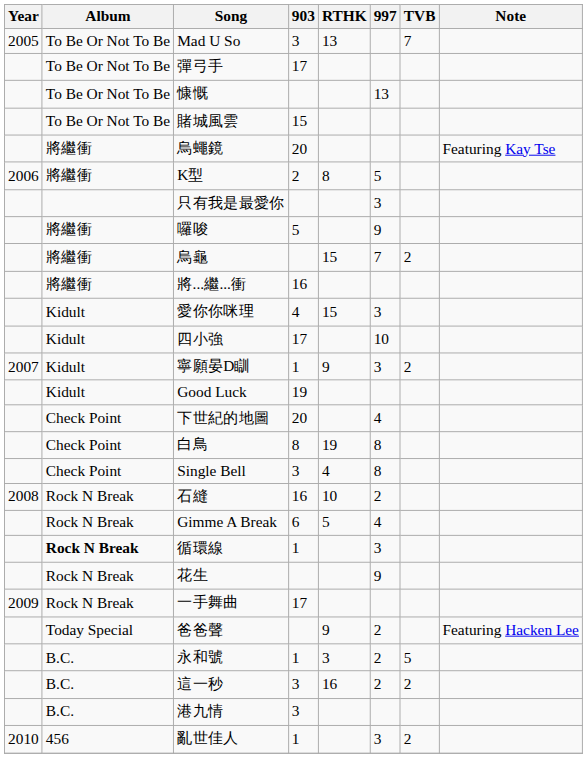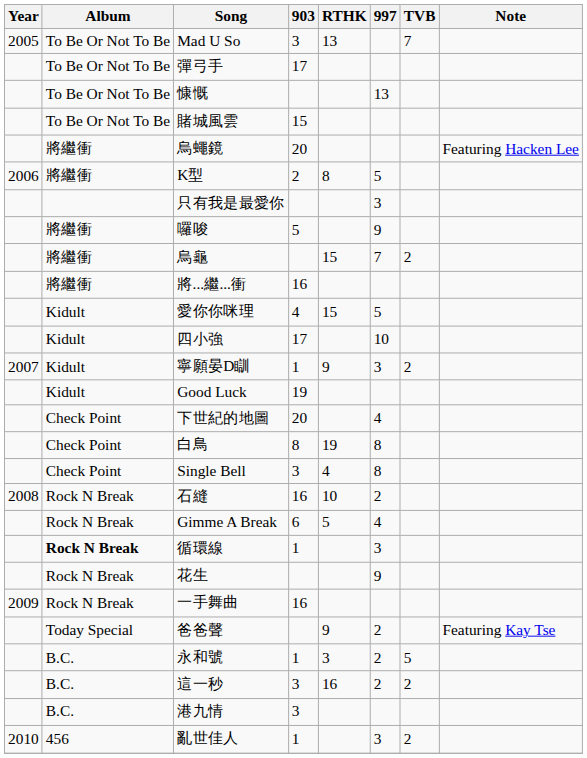(499, 148) Featuring Kay Tse -> (511, 148) Featuring Hacken Lee
(378, 312) 3 -> (378, 312) 5
(299, 602) 17 -> (299, 602) 16
(511, 630) Featuring Hacken Lee -> (499, 630) Featuring Kay Tse
